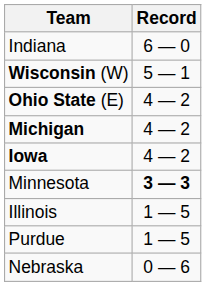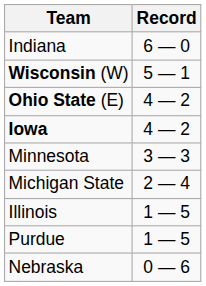- row: (46, 128)
(167, 184) bold -> (167, 156) normal
+ row: (66, 184)
